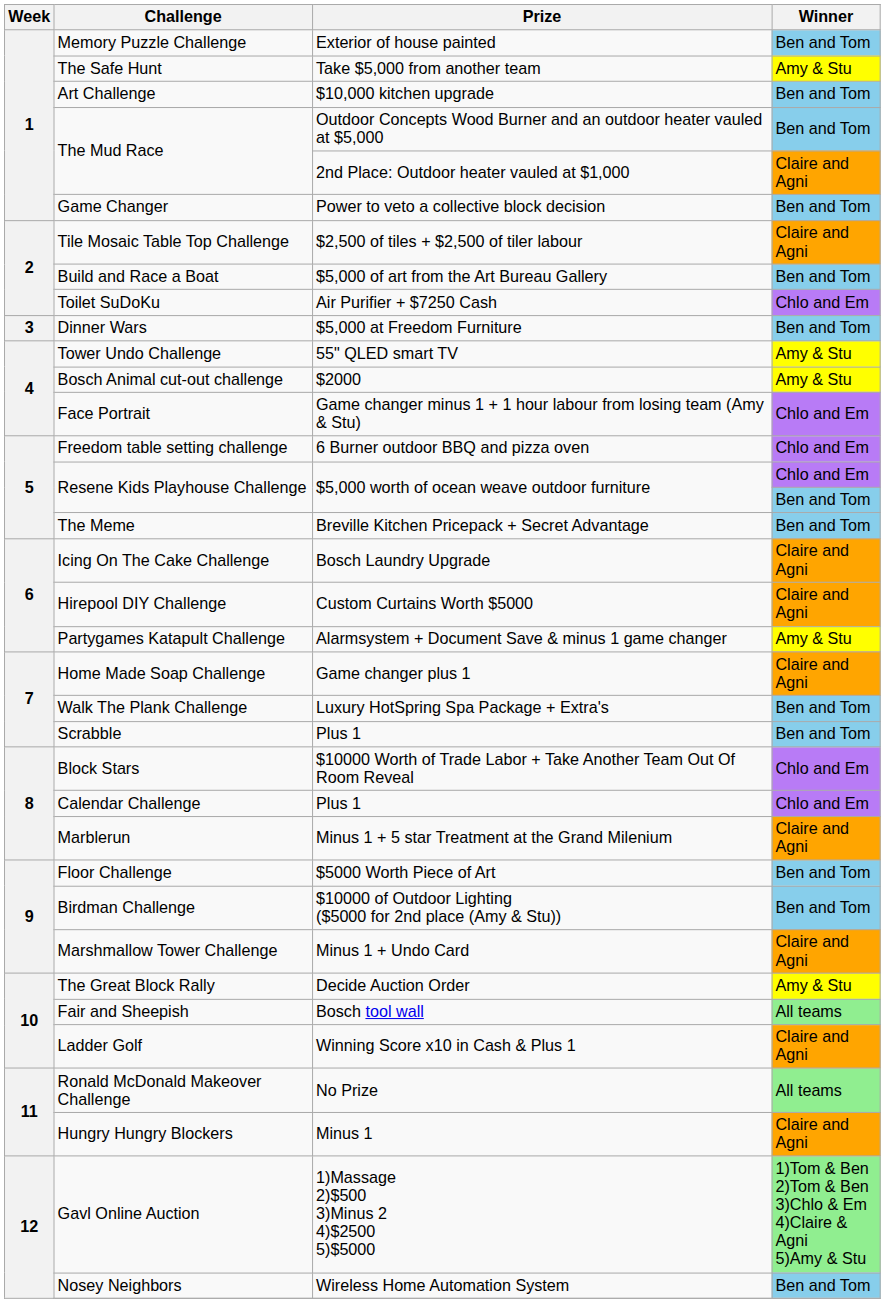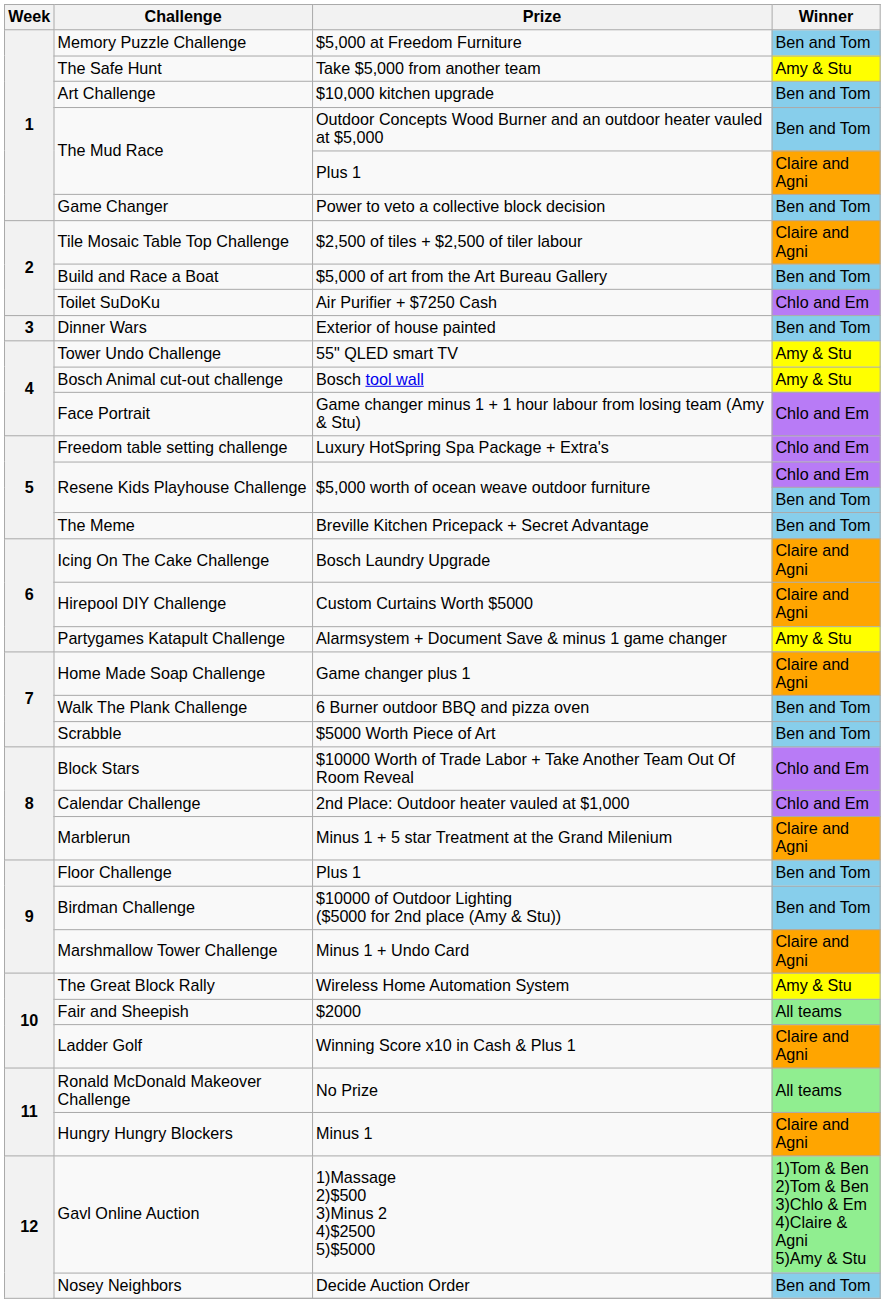(406, 42) Exterior of house painted -> (419, 42) $5,000 at Freedom Furniture
(473, 172) 2nd Place: Outdoor heater vauled at $1,000 -> (338, 172) Plus 1
(419, 328) $5,000 at Freedom Furniture -> (406, 328) Exterior of house painted
(338, 379) $2000 -> (370, 379) Bosch tool wall
(453, 448) 6 Burner outdoor BBQ and pizza oven -> (462, 448) Luxury HotSpring Spa Package + Extra's
(462, 708) Luxury HotSpring Spa Package + Extra's -> (453, 708) 6 Burner outdoor BBQ and pizza oven
(338, 734) Plus 1 -> (406, 734) $5000 Worth Piece of Art
(338, 803) Plus 1 -> (473, 803) 2nd Place: Outdoor heater vauled at $1,000
(406, 872) $5000 Worth Piece of Art -> (338, 872) Plus 1
(393, 986) Decide Auction Order -> (443, 986) Wireless Home Automation System
(370, 1011) Bosch tool wall -> (338, 1011) $2000
(443, 1285) Wireless Home Automation System -> (393, 1285) Decide Auction Order
